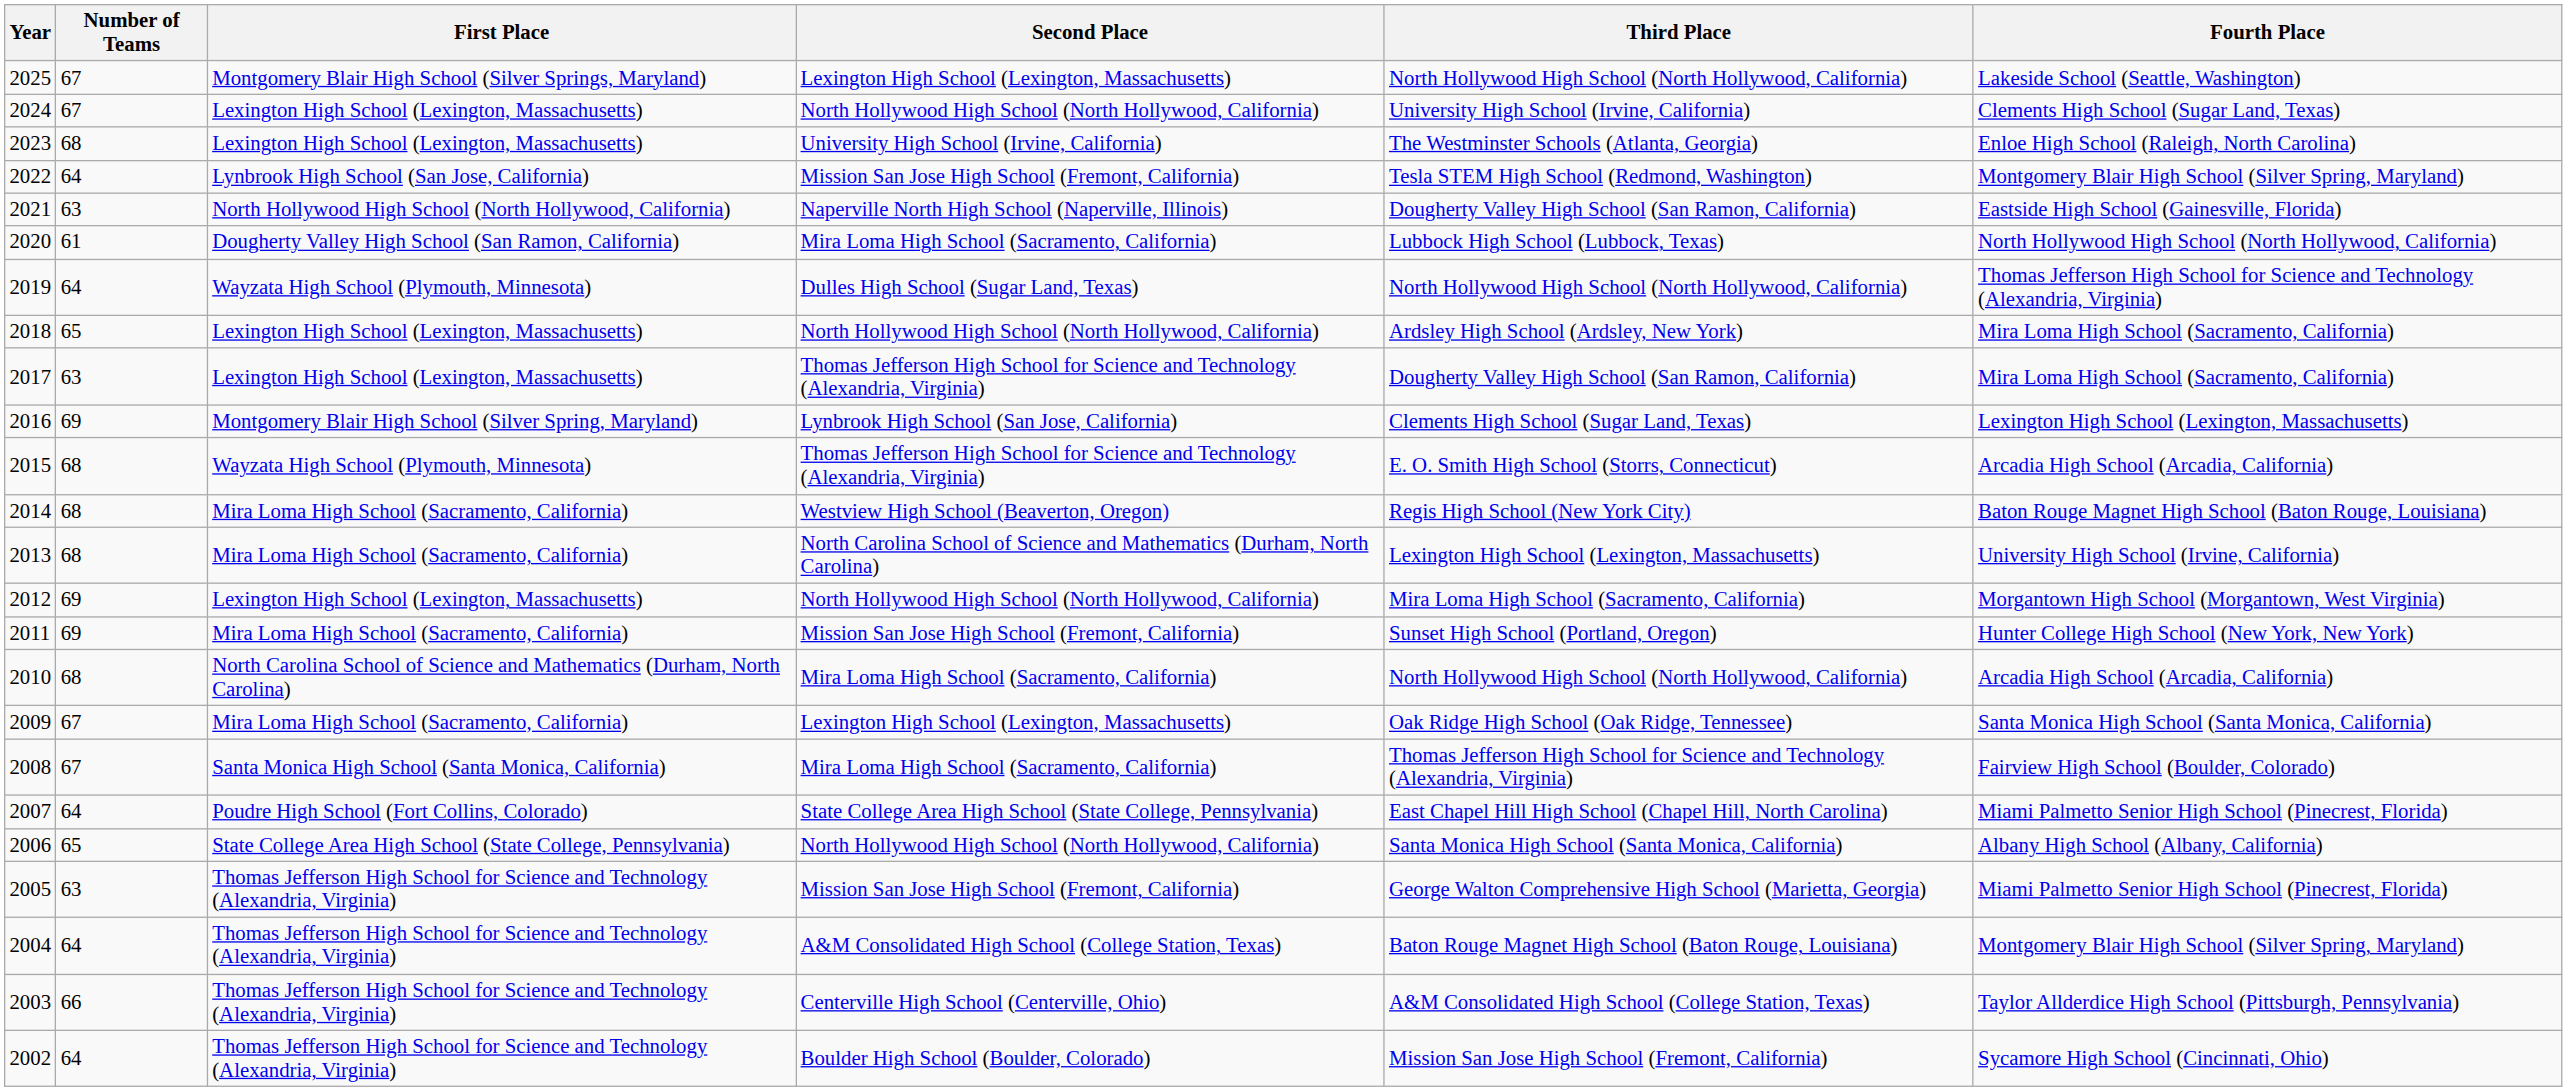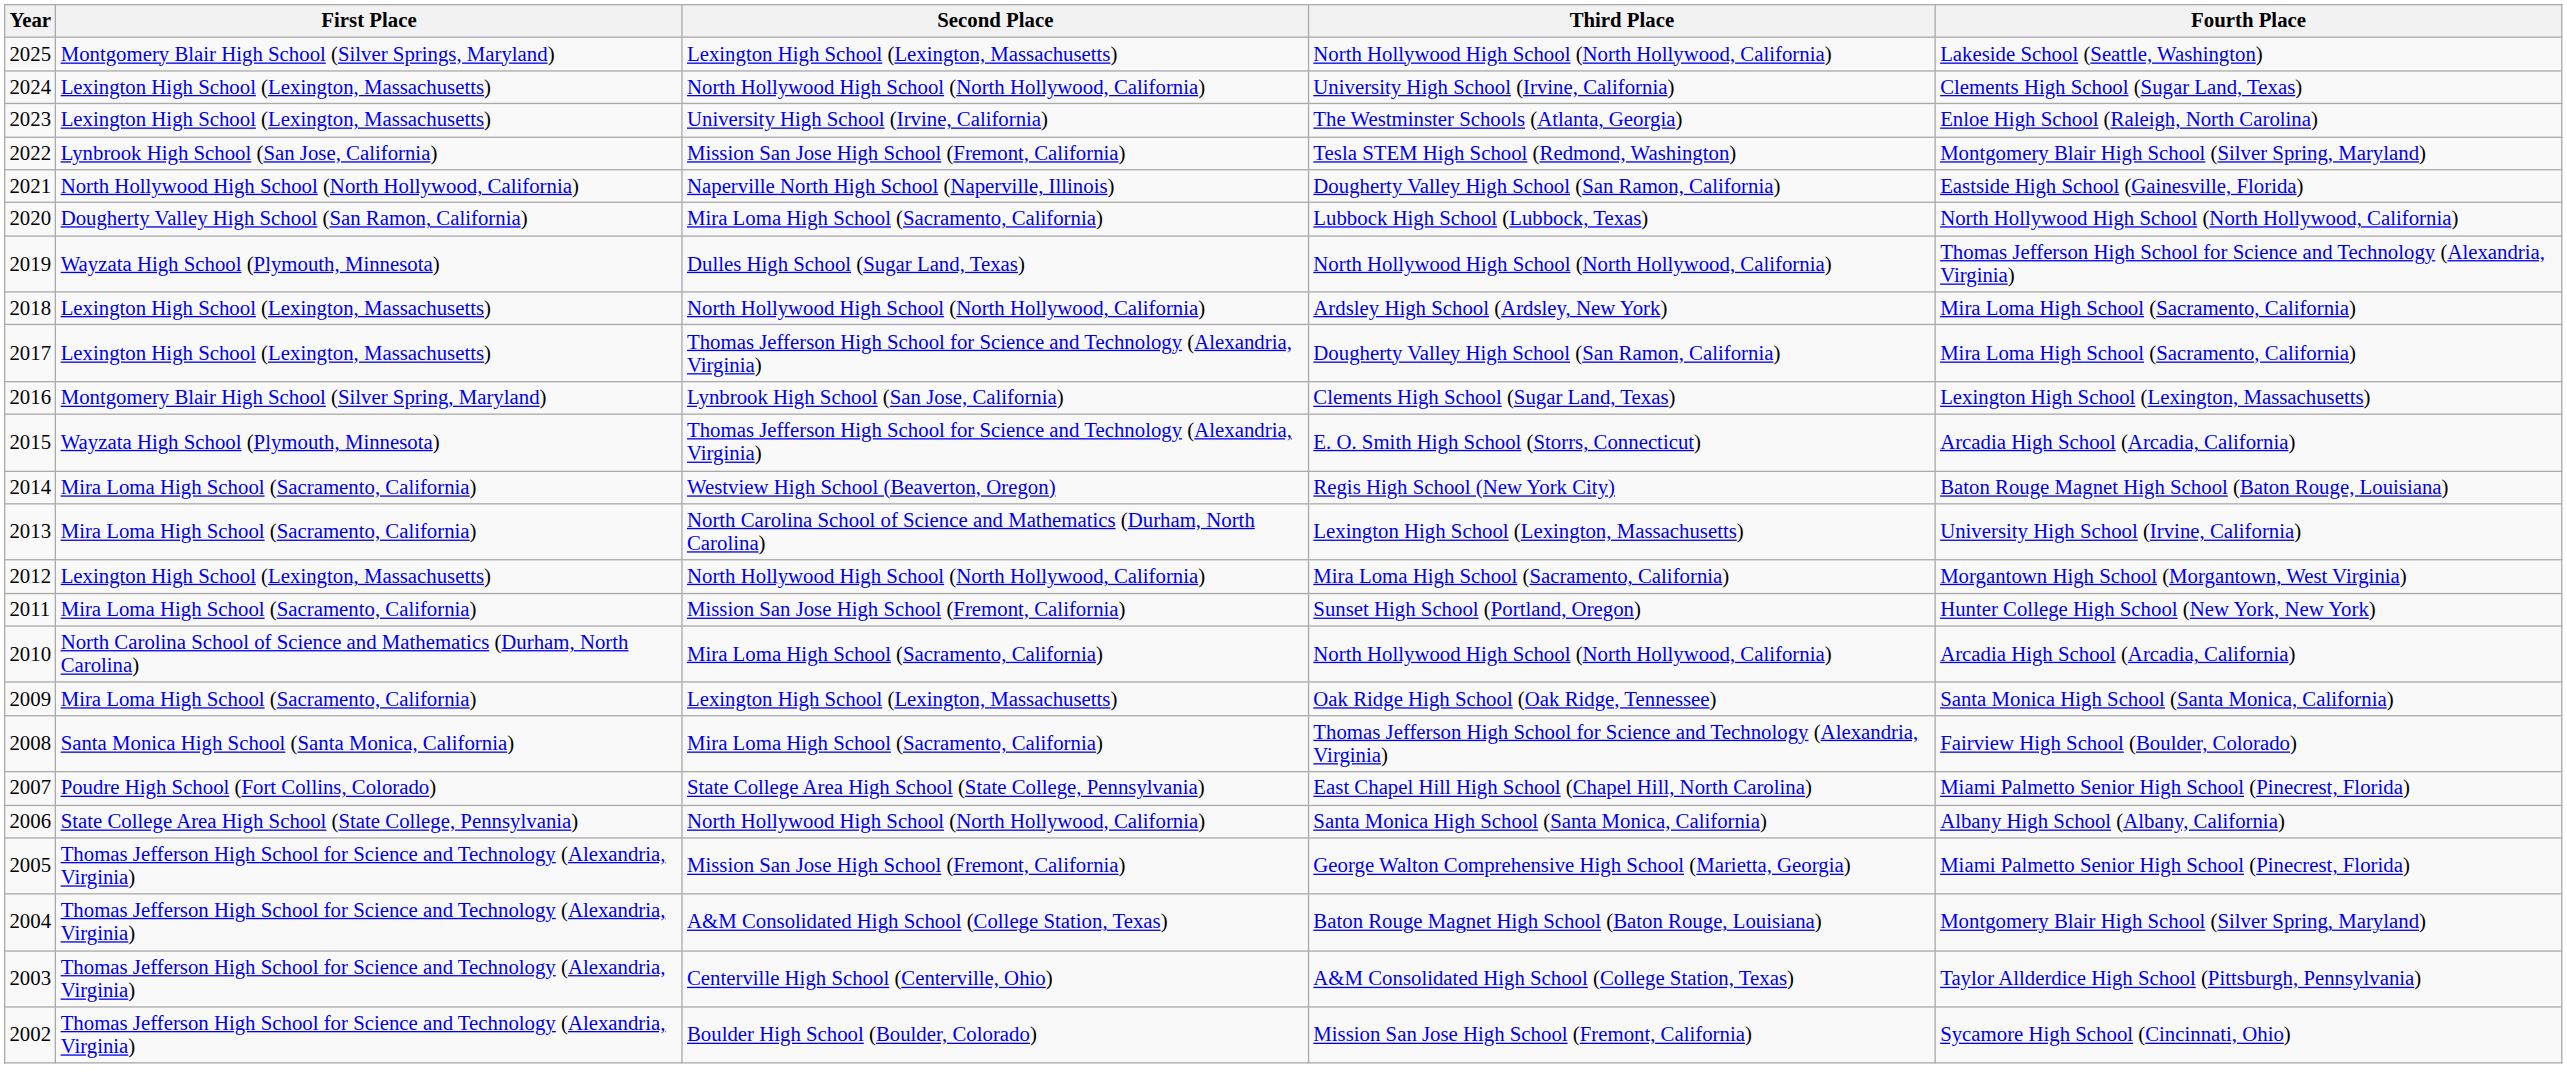- column: (132, 32)
